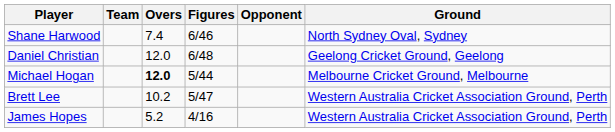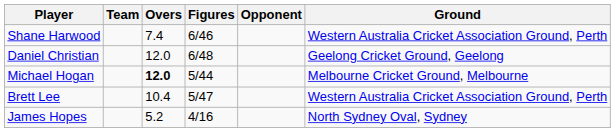(387, 35) North Sydney Oval, Sydney -> (458, 35) Western Australia Cricket Association Ground, Perth
(158, 96) 10.2 -> (158, 96) 10.4
(458, 117) Western Australia Cricket Association Ground, Perth -> (387, 117) North Sydney Oval, Sydney
